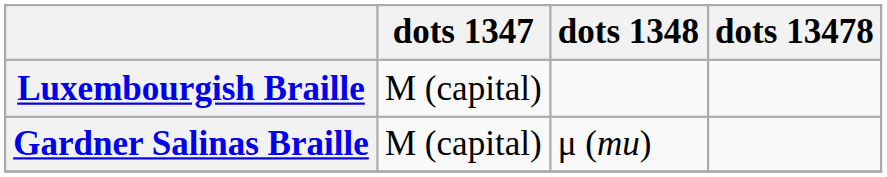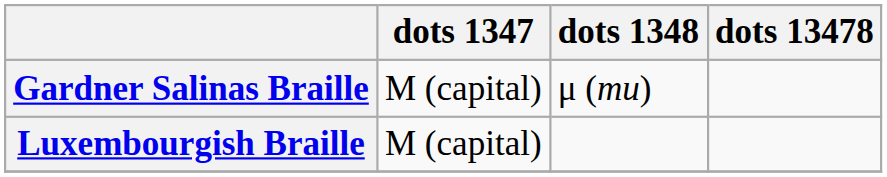rows swapped: (191, 143) <-> (191, 87)
